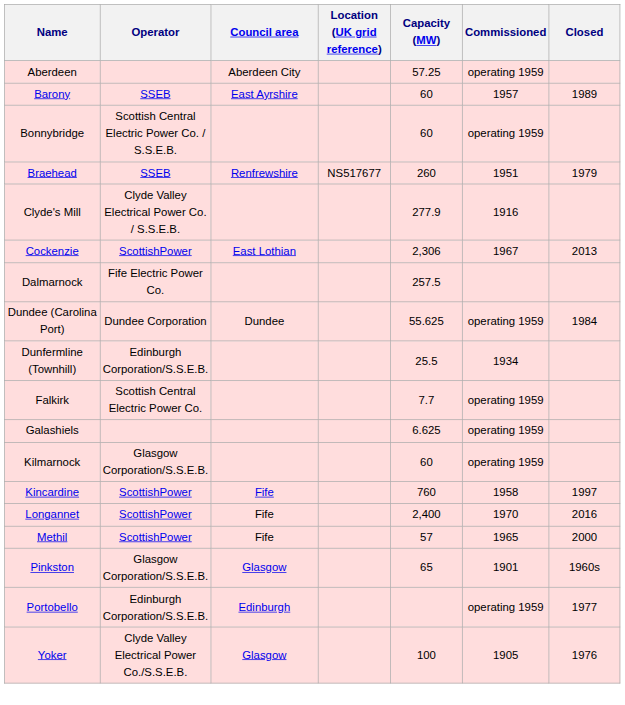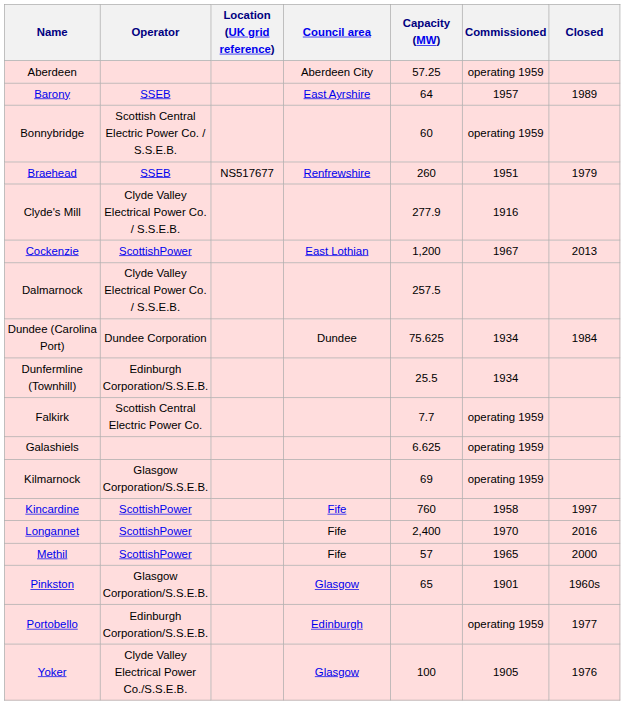columns swapped: (354, 32) <-> (264, 32)
(426, 94) 60 -> (426, 94) 64
(426, 251) 2,306 -> (426, 251) 1,200
(155, 282) Fife Electric Power Co. -> (155, 290) Clyde Valley Electrical Power Co. / S.S.E.B.
(426, 321) 55.625 -> (426, 338) 75.625
(506, 321) operating 1959 -> (506, 338) 1934
(426, 461) 60 -> (426, 478) 69
